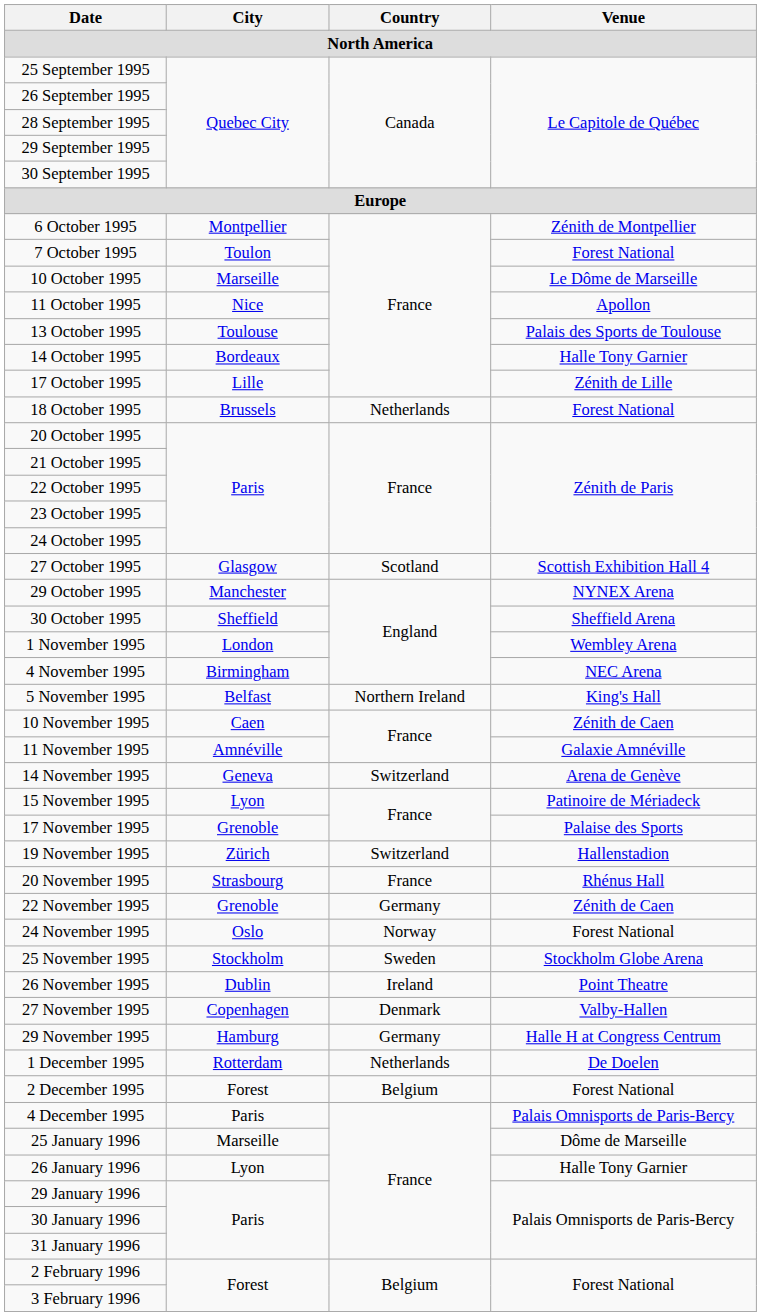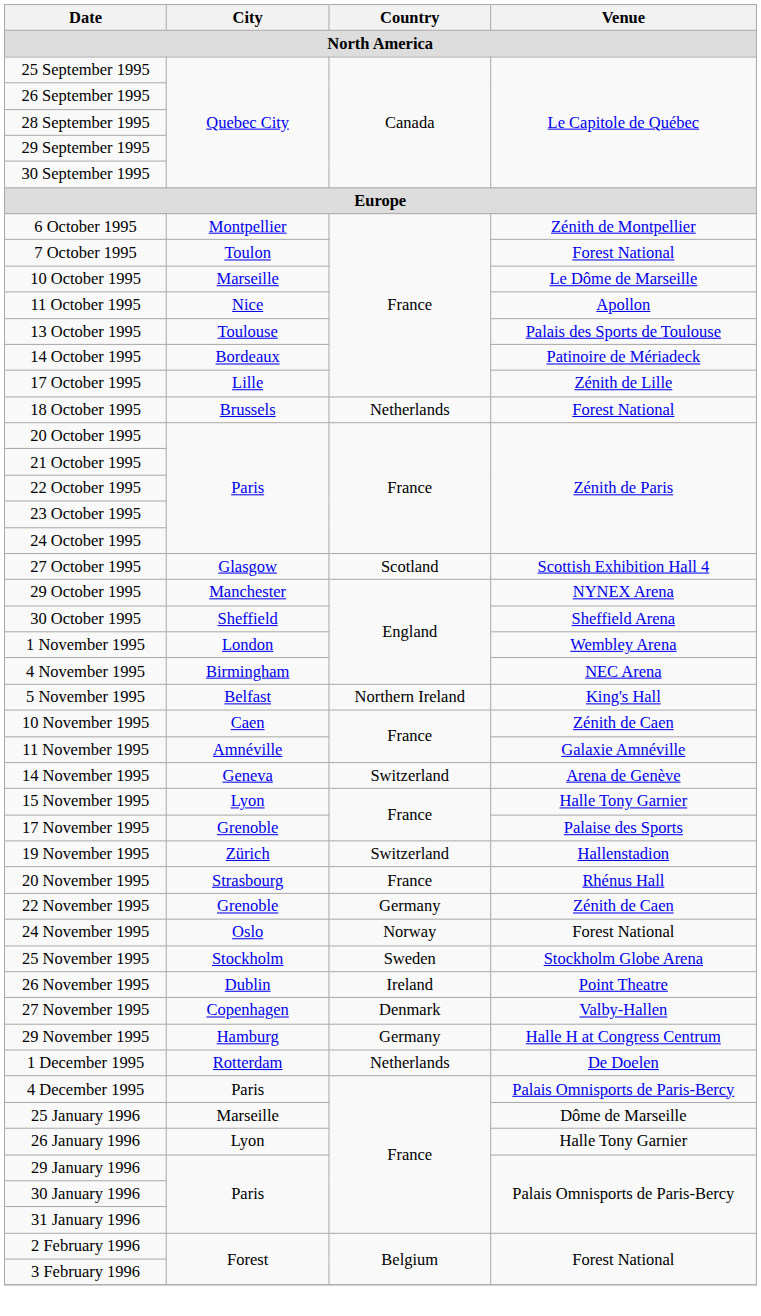(623, 357) Halle Tony Garnier -> (623, 357) Patinoire de Mériadeck
(623, 801) Patinoire de Mériadeck -> (623, 801) Halle Tony Garnier
- row: (86, 1089)
